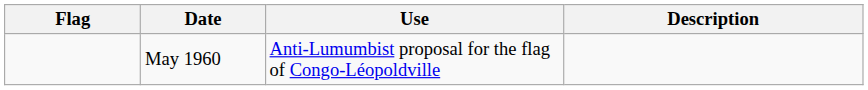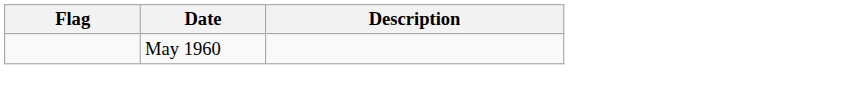- column: (415, 19)
